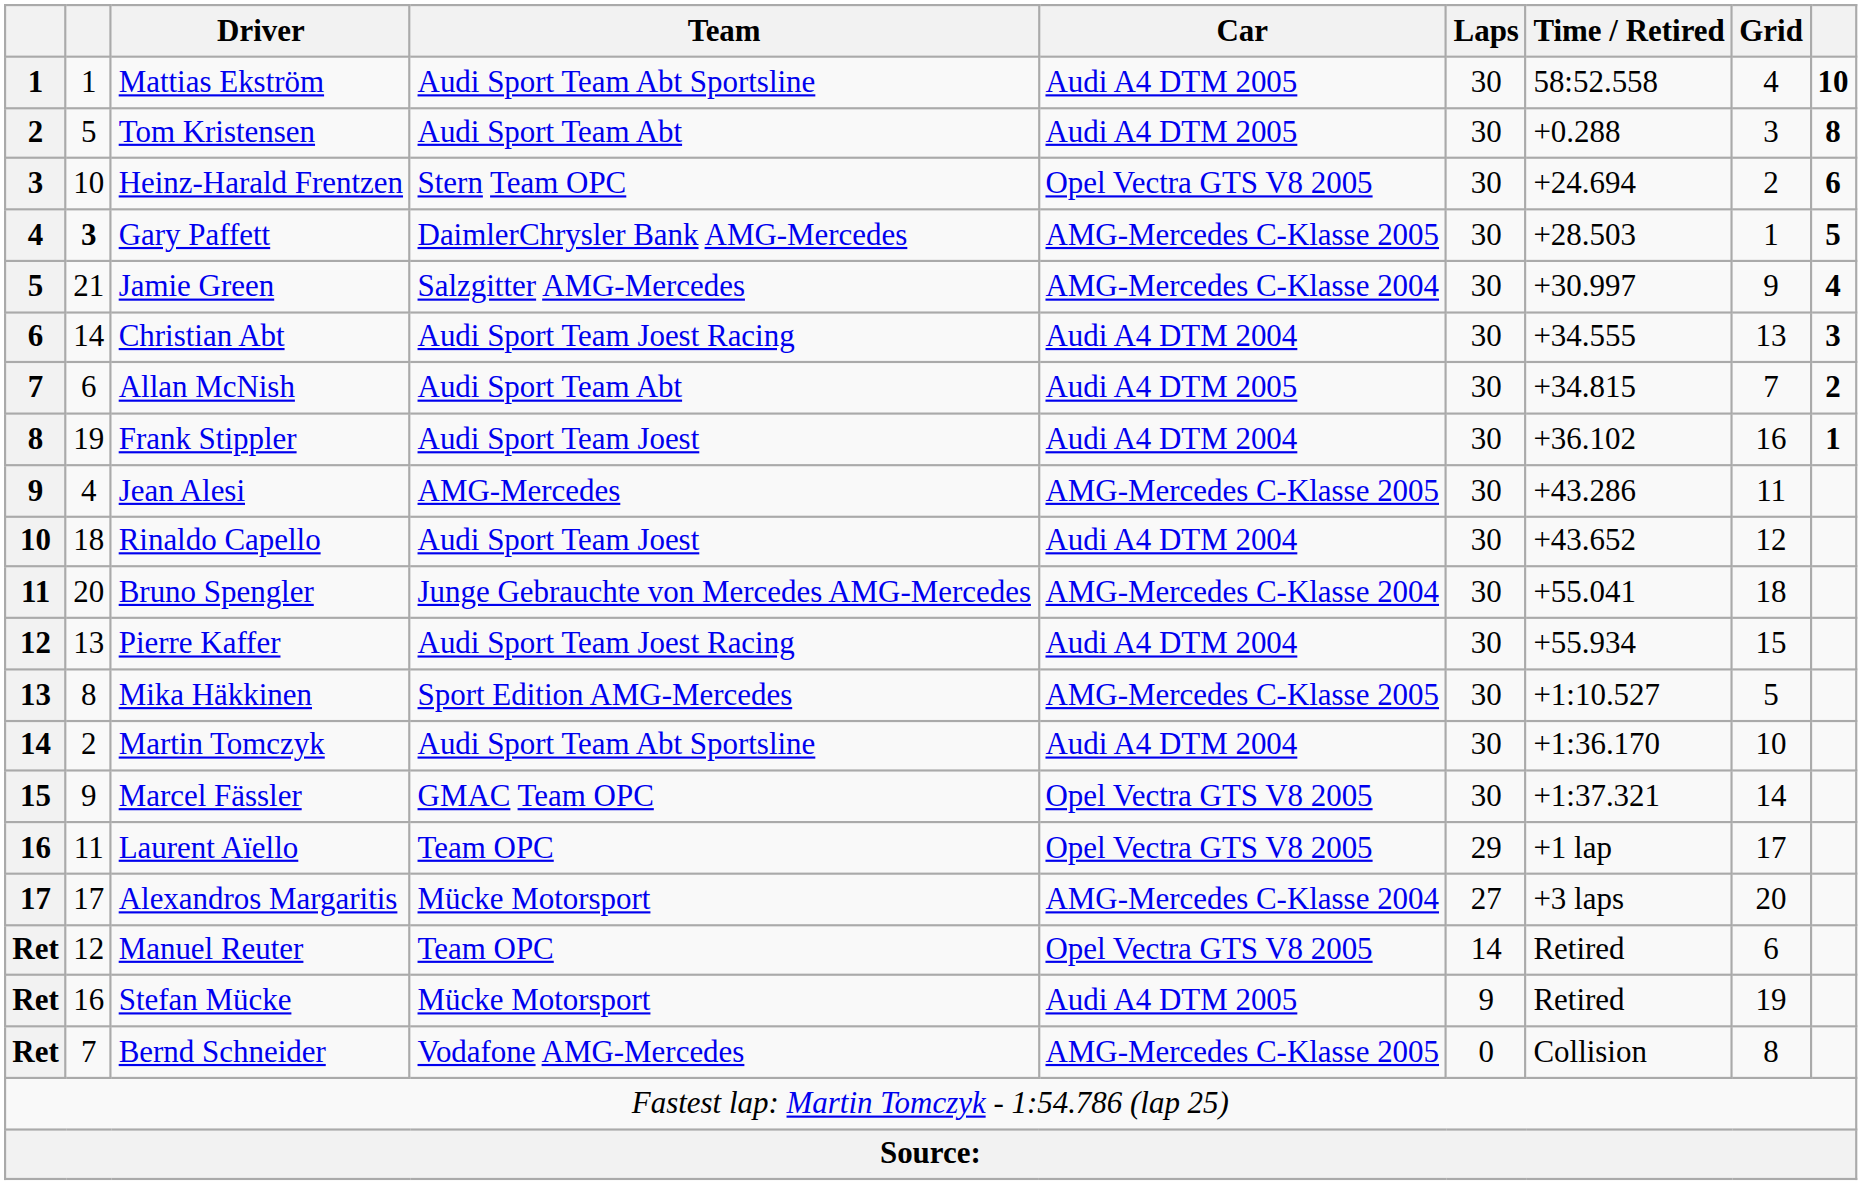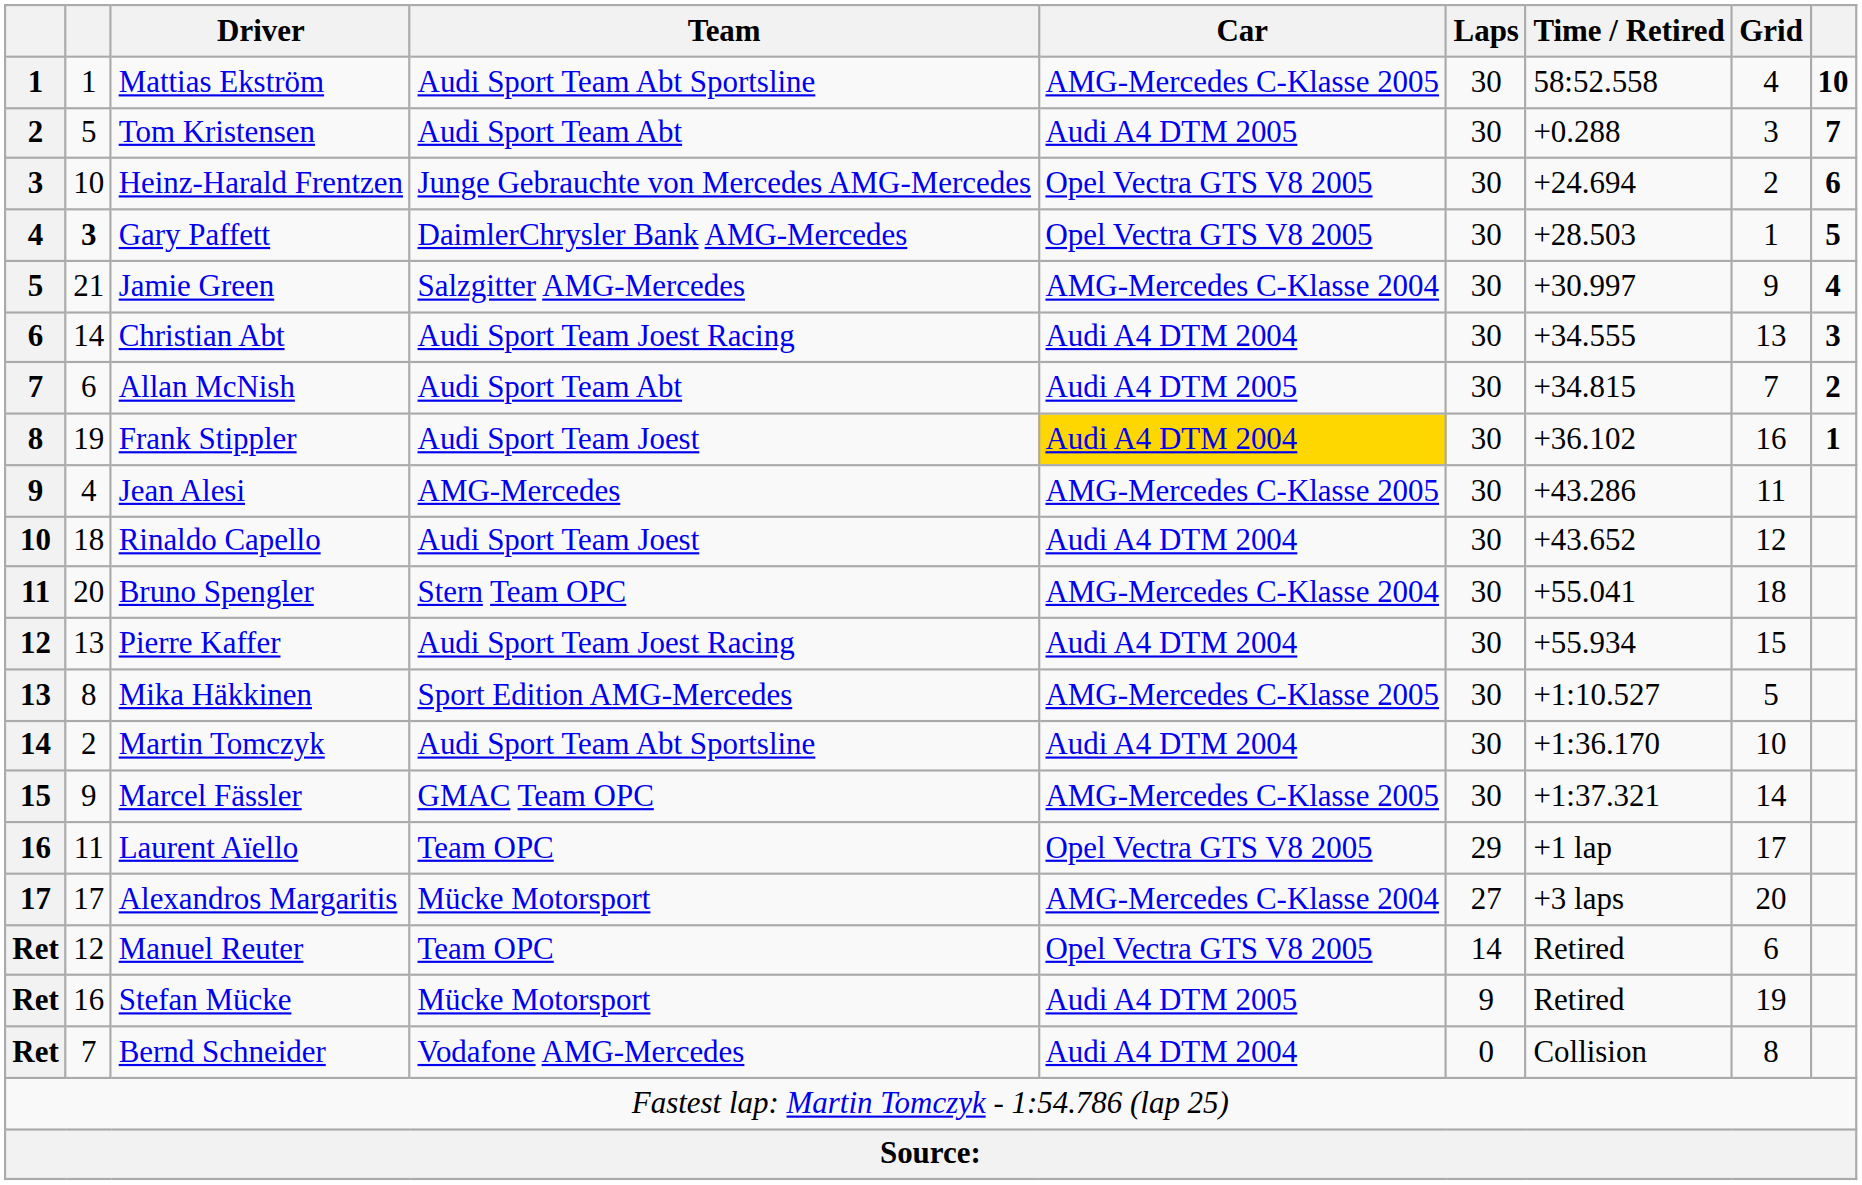(1171, 81) Audi A4 DTM 2005 -> (1242, 81) AMG-Mercedes C-Klasse 2005
(1833, 132) 8 -> (1833, 132) 7
(522, 183) Stern Team OPC -> (724, 183) Junge Gebrauchte von Mercedes AMG-Mercedes
(1242, 234) AMG-Mercedes C-Klasse 2005 -> (1209, 234) Opel Vectra GTS V8 2005
(1171, 438) no background -> (1171, 438) gold background
(724, 592) Junge Gebrauchte von Mercedes AMG-Mercedes -> (522, 592) Stern Team OPC
(1209, 796) Opel Vectra GTS V8 2005 -> (1242, 796) AMG-Mercedes C-Klasse 2005
(1242, 1051) AMG-Mercedes C-Klasse 2005 -> (1171, 1051) Audi A4 DTM 2004
